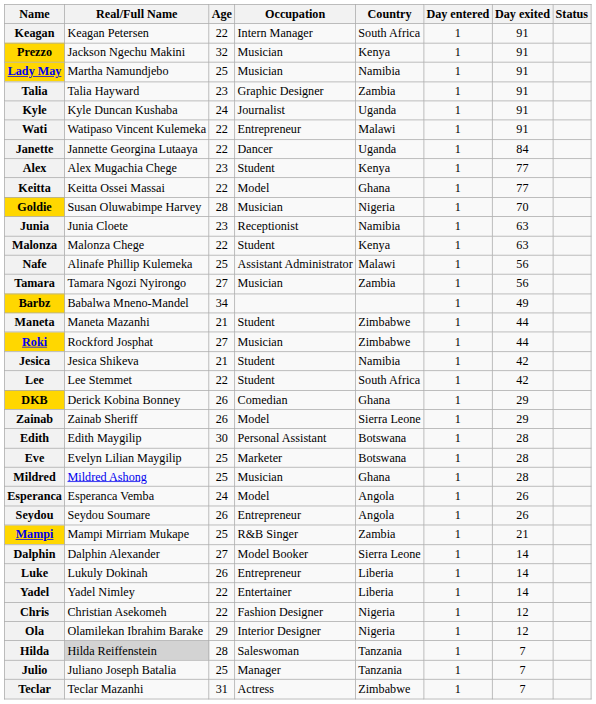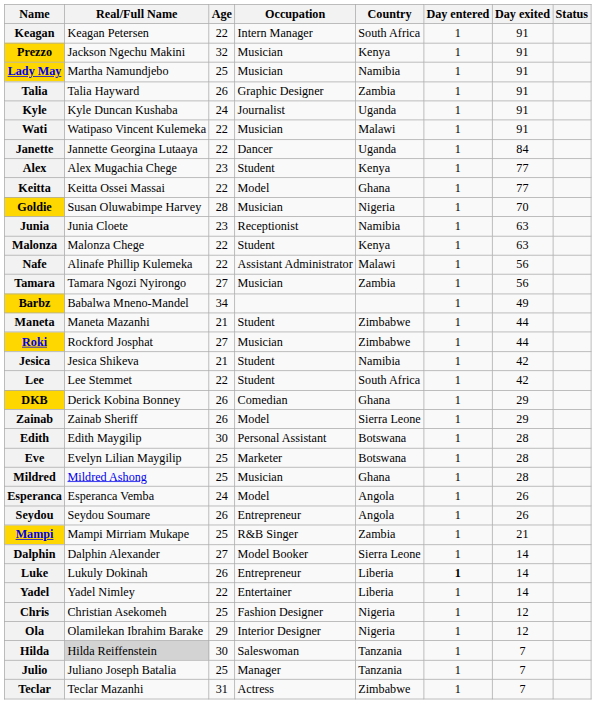(222, 91) 23 -> (222, 91) 26
(269, 129) Entrepreneur -> (260, 129) Musician
(222, 264) 25 -> (222, 264) 22
(458, 573) normal -> (458, 573) bold
(222, 611) 22 -> (222, 611) 25
(222, 650) 28 -> (222, 650) 30
